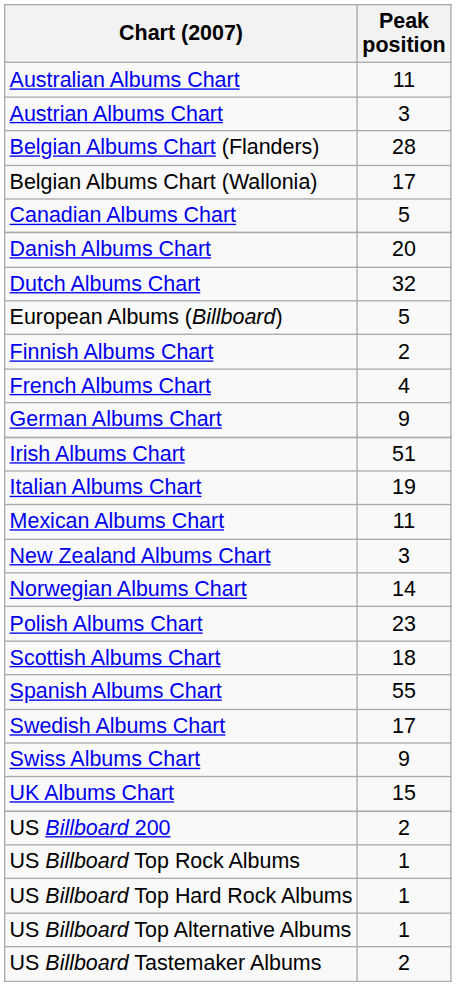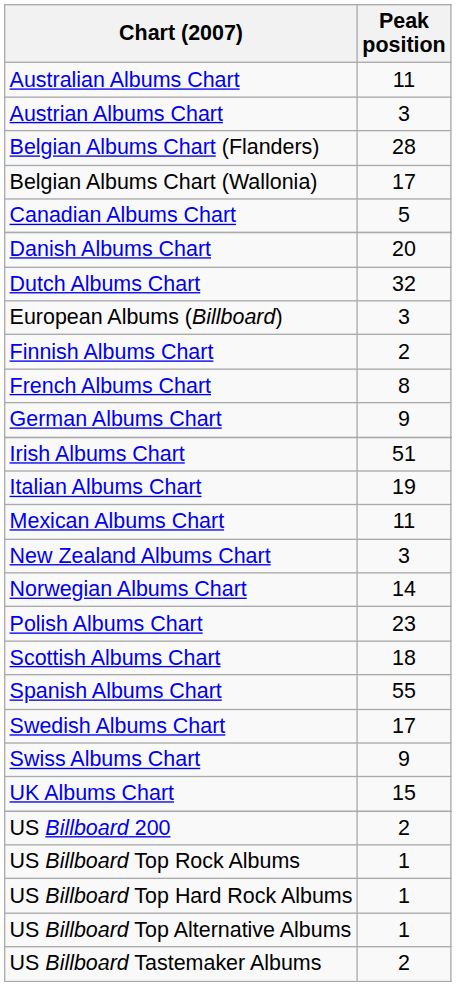(404, 317) 5 -> (404, 317) 3
(404, 385) 4 -> (404, 385) 8
